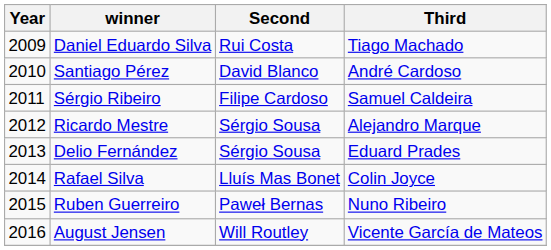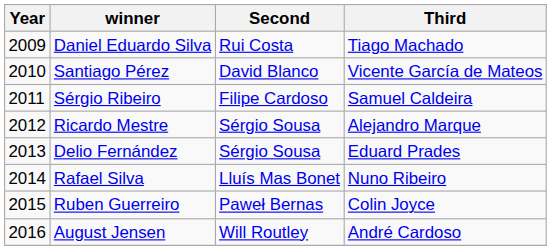(405, 72) André Cardoso -> (445, 72) Vicente García de Mateos
(391, 178) Colin Joyce -> (397, 178) Nuno Ribeiro
(397, 205) Nuno Ribeiro -> (391, 205) Colin Joyce
(445, 232) Vicente García de Mateos -> (405, 232) André Cardoso
